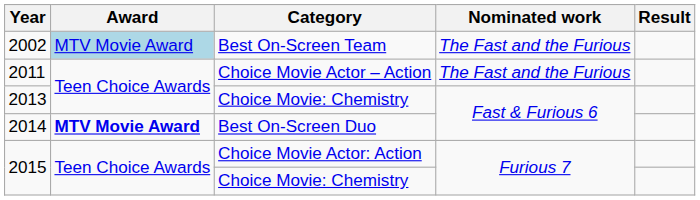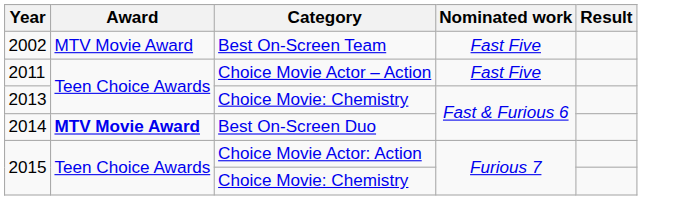(124, 45) lightblue background -> (124, 45) no background
(535, 45) The Fast and the Furious -> (506, 45) Fast Five
(535, 72) The Fast and the Furious -> (506, 72) Fast Five
